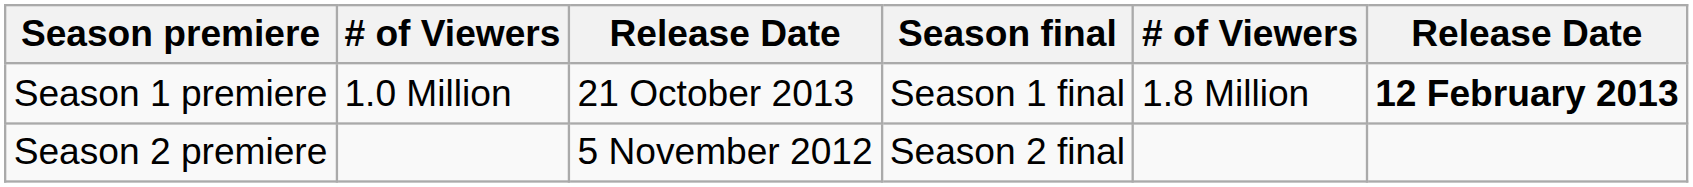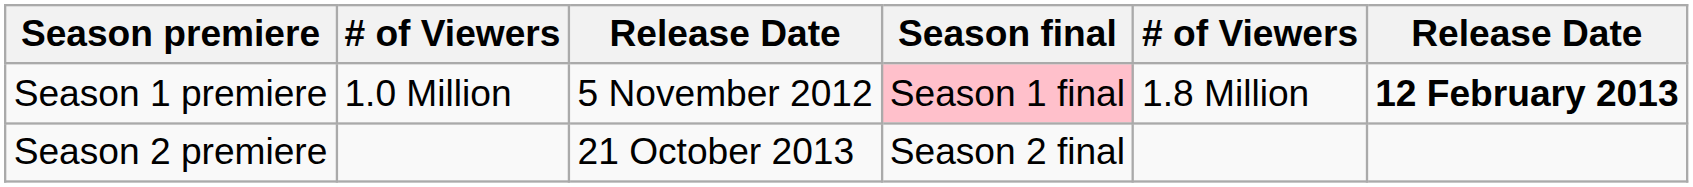(716, 92) 21 October 2013 -> (725, 92) 5 November 2012
(1007, 92) no background -> (1007, 92) pink background
(725, 151) 5 November 2012 -> (716, 151) 21 October 2013
